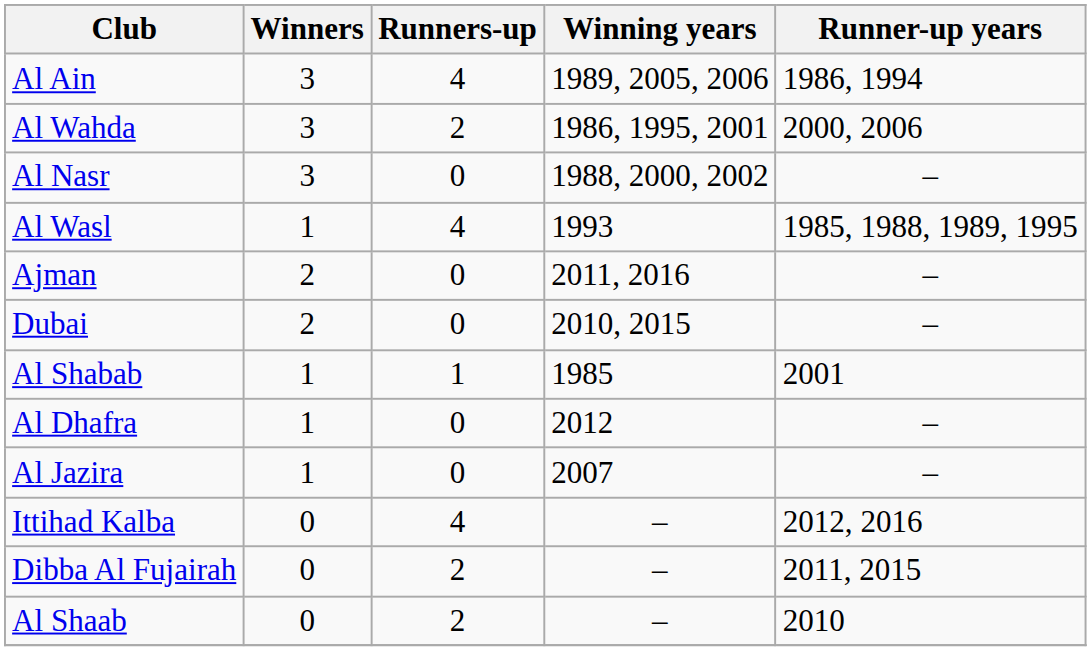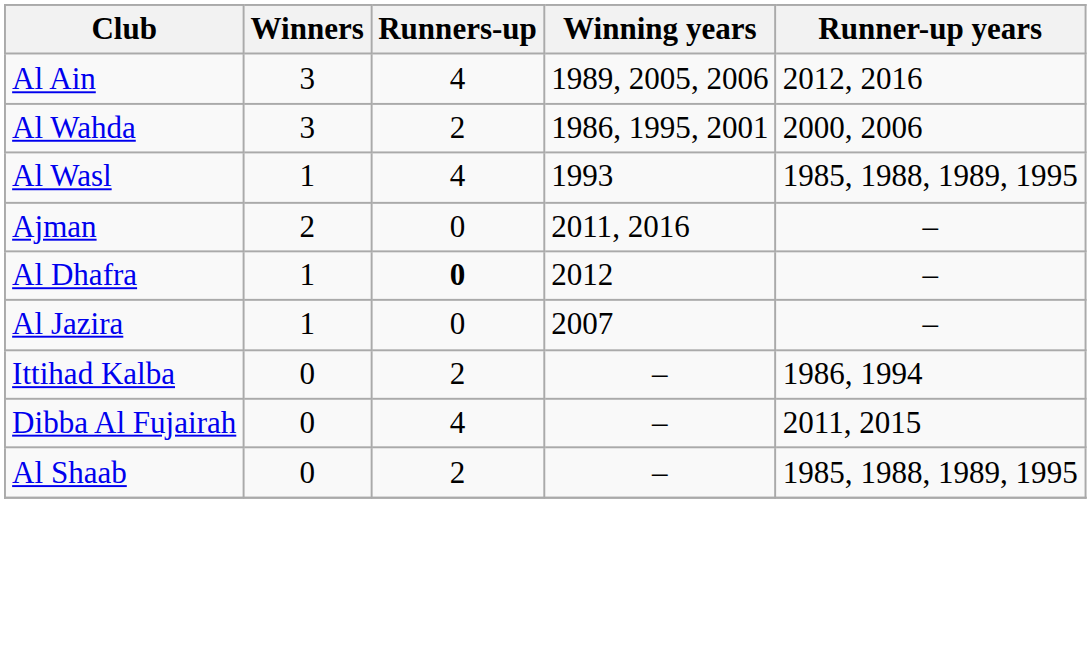(853, 78) 1986, 1994 -> (853, 78) 2012, 2016
- row: (61, 176)
- row: (50, 324)
- row: (77, 373)
(458, 422) normal -> (458, 275) bold
(458, 521) 4 -> (458, 373) 2
(853, 521) 2012, 2016 -> (853, 373) 1986, 1994
(458, 570) 2 -> (458, 422) 4
(814, 619) 2010 -> (930, 472) 1985, 1988, 1989, 1995
